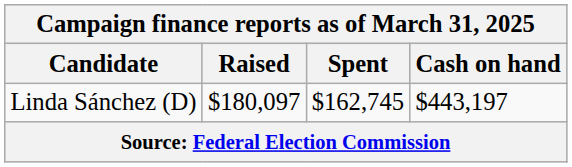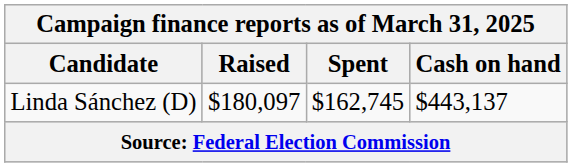(462, 102) $443,197 -> (462, 102) $443,137
